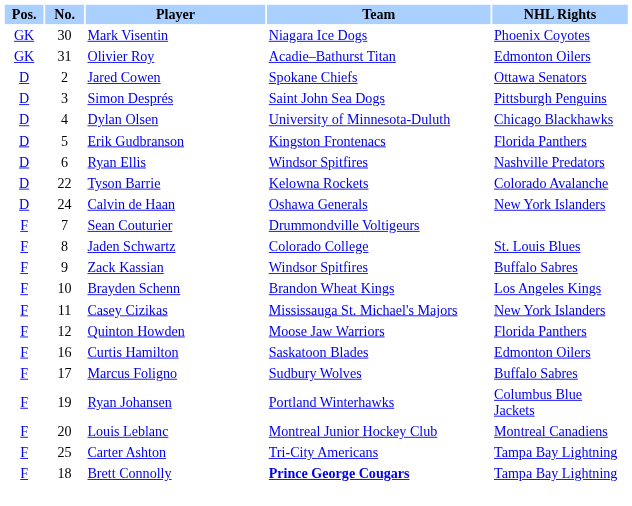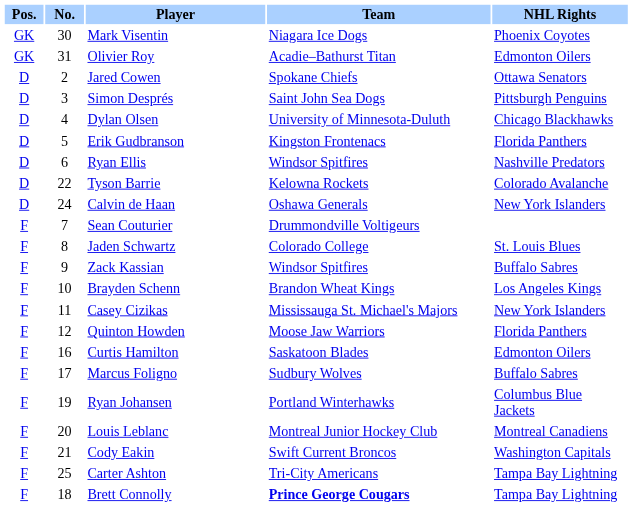+ row: (121, 452)
